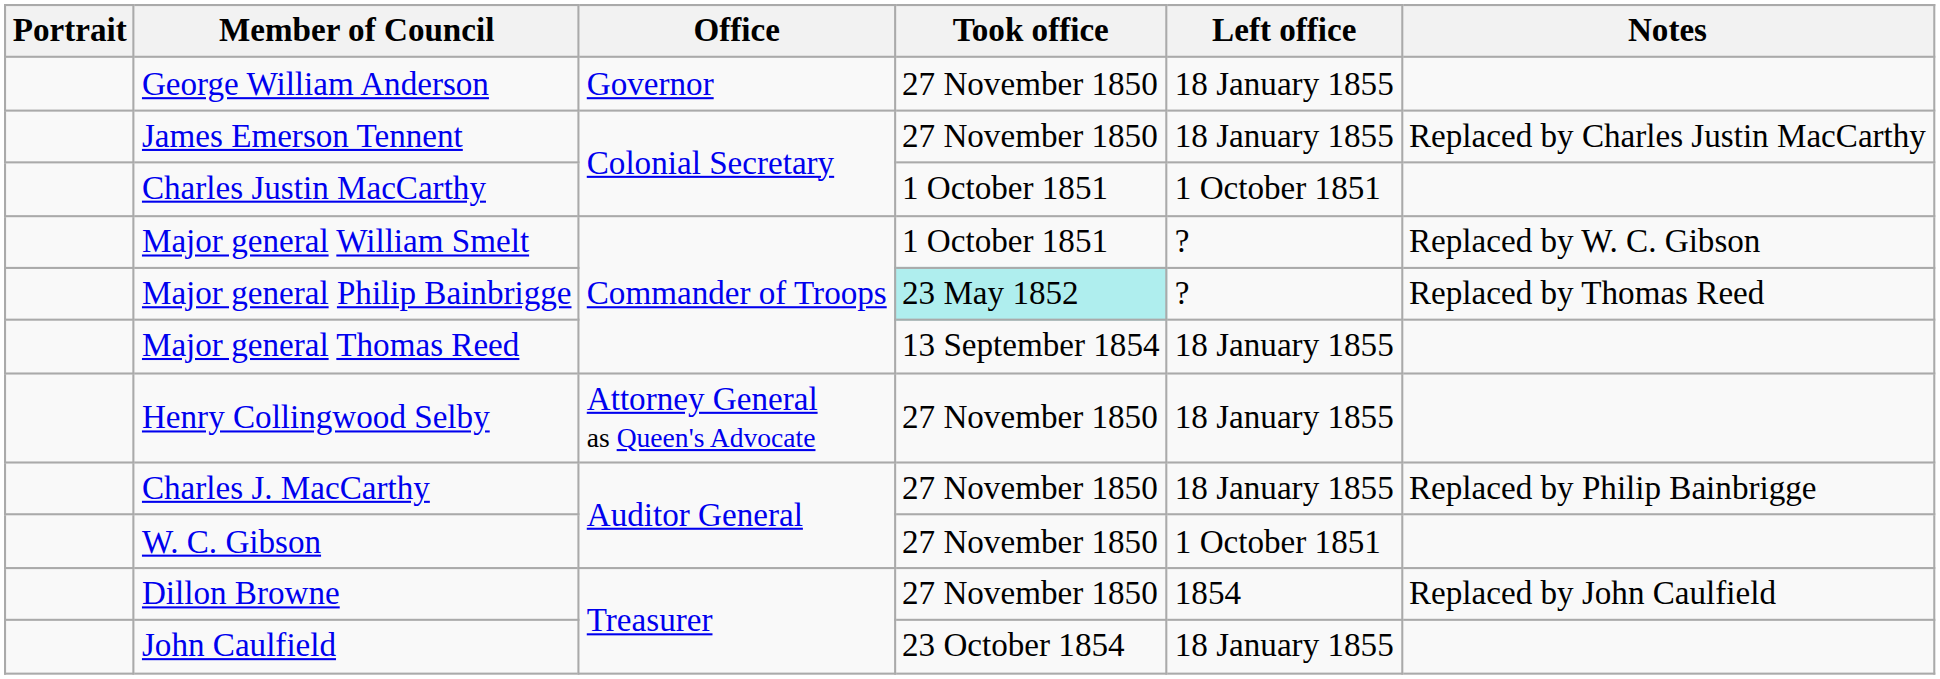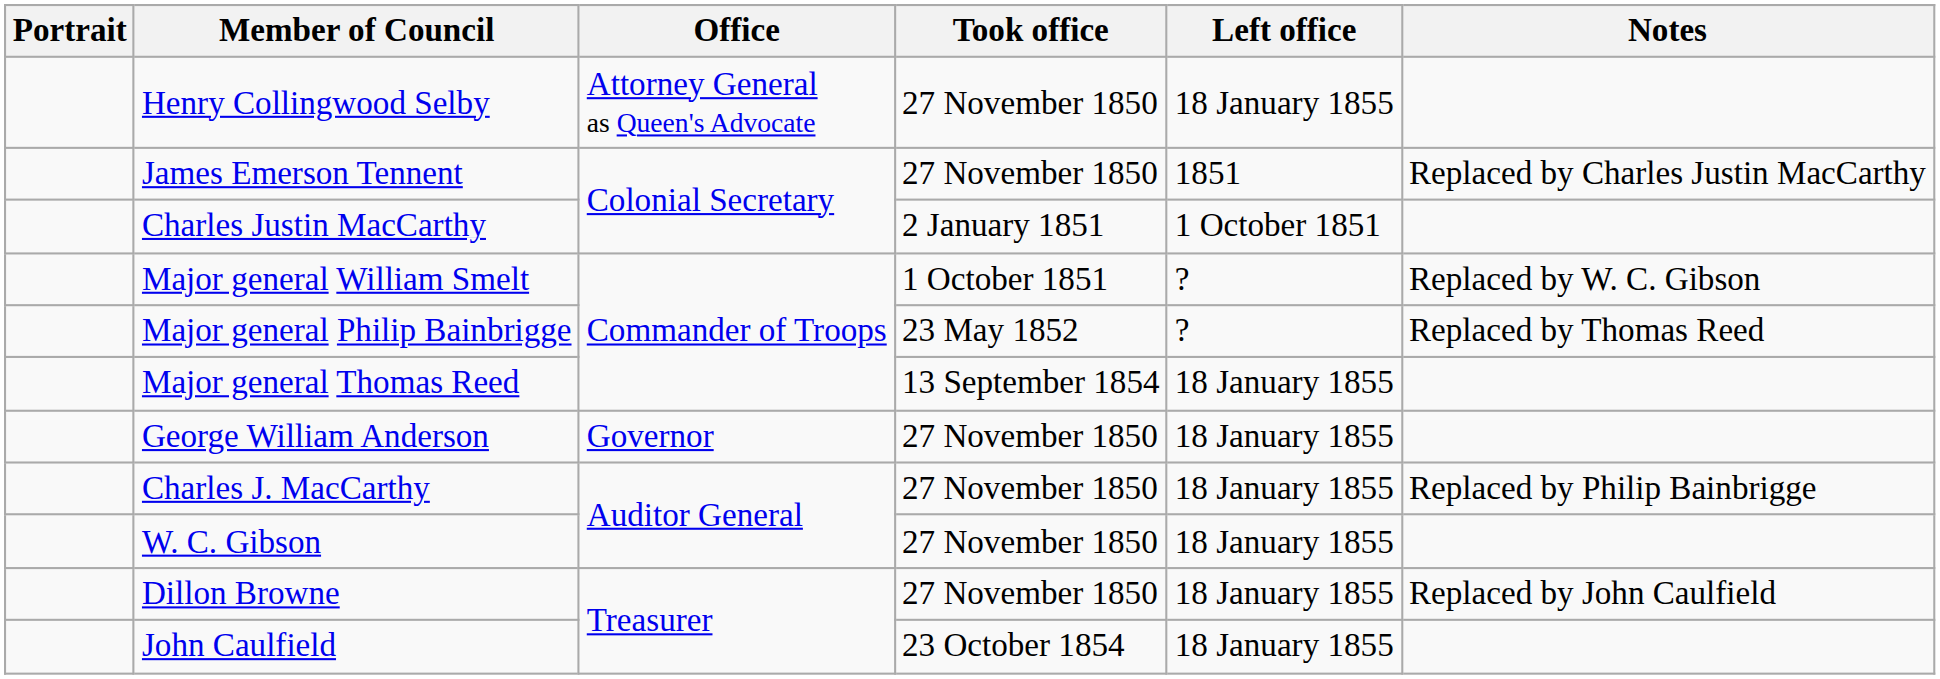rows swapped: (315, 83) <-> (316, 417)
(1284, 135) 18 January 1855 -> (1208, 173) 1851
(1005, 188) 1 October 1851 -> (1003, 225) 2 January 1851
(990, 293) paleturquoise background -> (990, 330) no background
(1278, 540) 1 October 1851 -> (1284, 540) 18 January 1855
(1208, 593) 1854 -> (1284, 593) 18 January 1855
